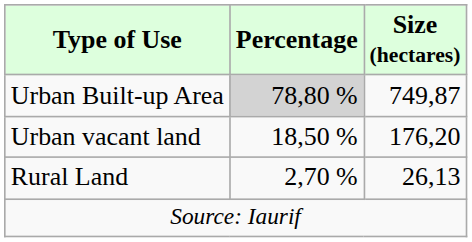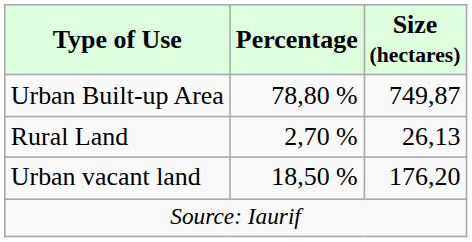(314, 95) lightgrey background -> (314, 95) no background
rows swapped: (106, 136) <-> (69, 177)
